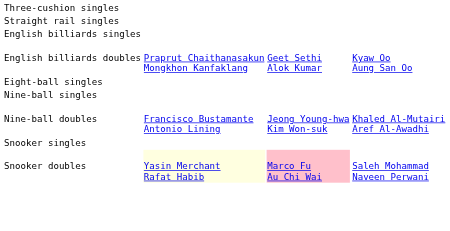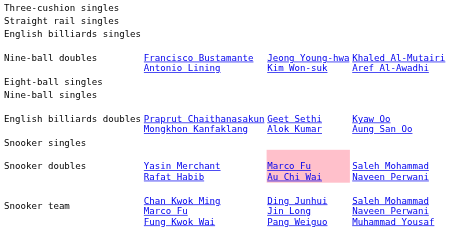rows swapped: (73, 58) <-> (51, 119)
(182, 172) lightyellow background -> (182, 172) no background
+ row: (37, 206)
